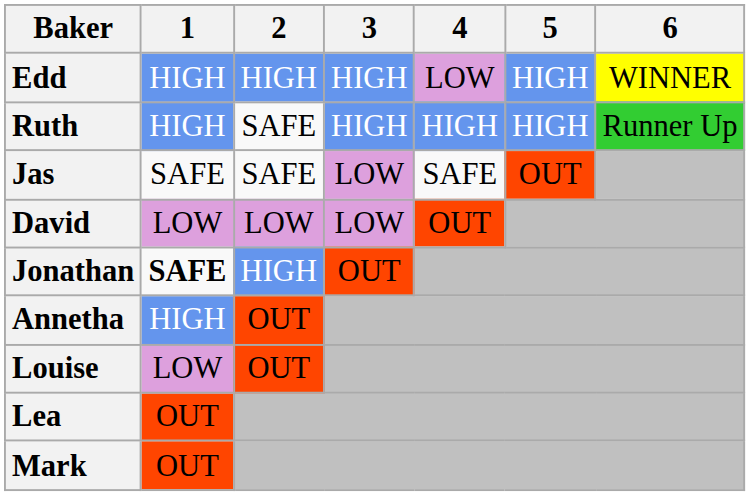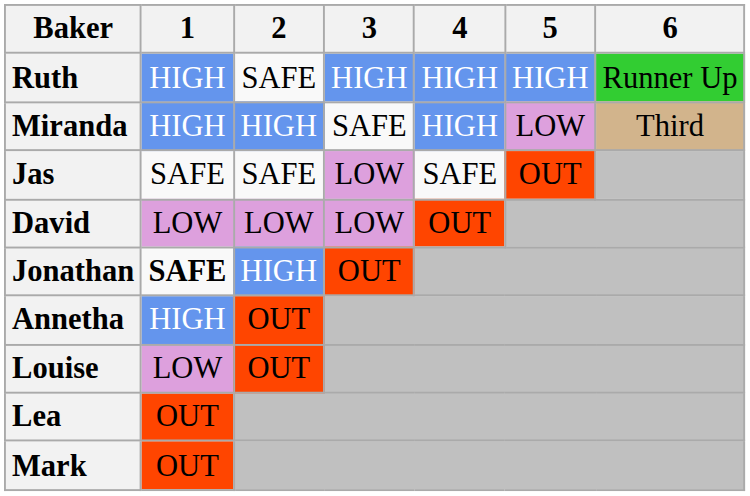- row: (39, 77)
+ row: (70, 125)
